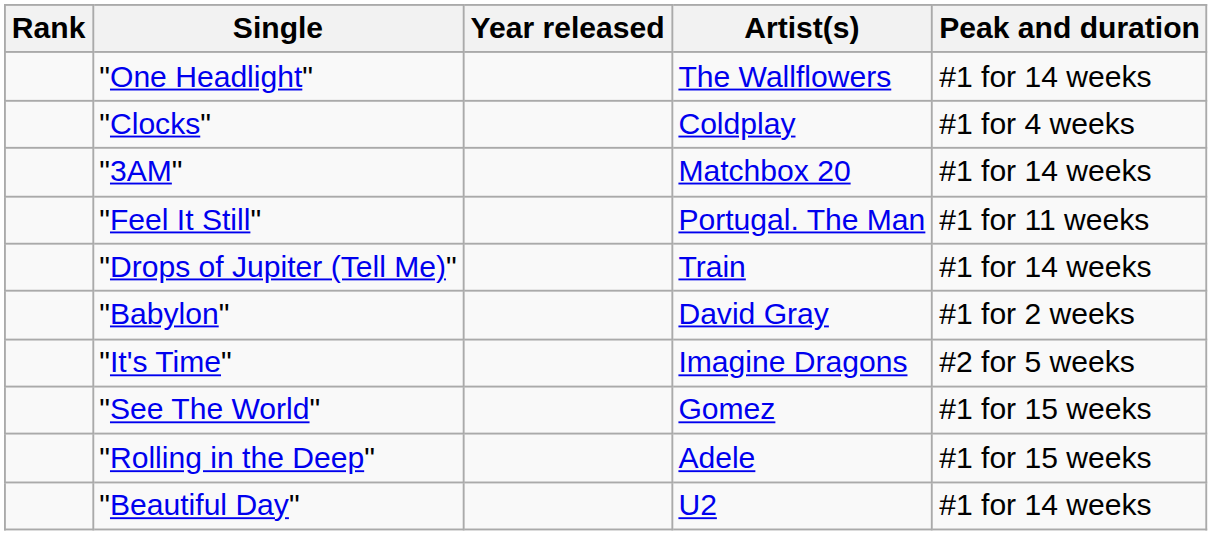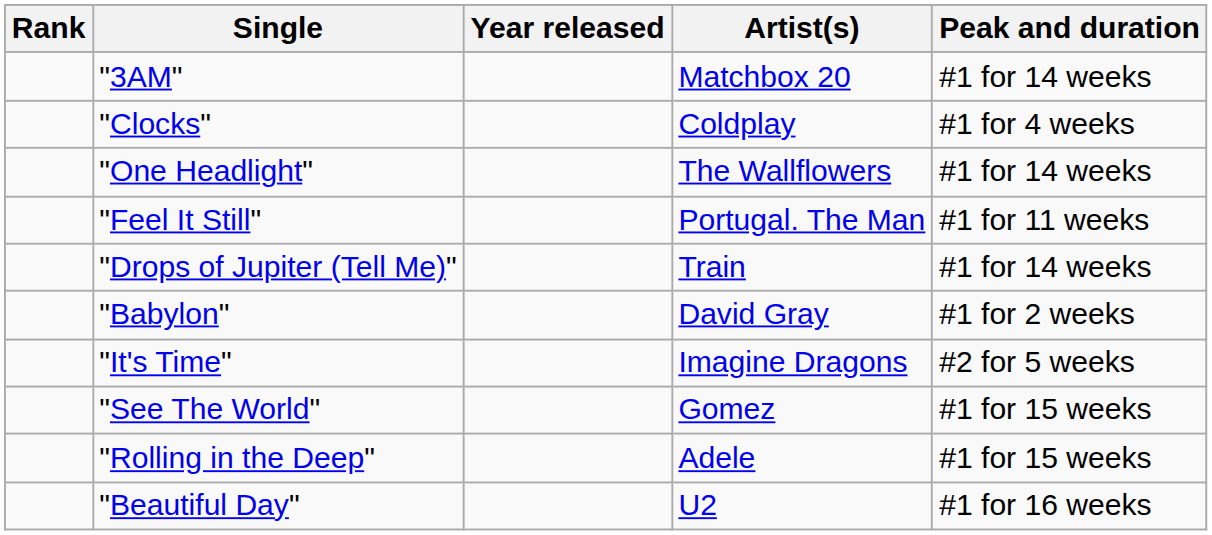rows swapped: (206, 76) <-> (141, 171)
(1045, 505) #1 for 14 weeks -> (1045, 505) #1 for 16 weeks
